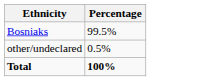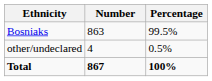+ column: (115, 13)
